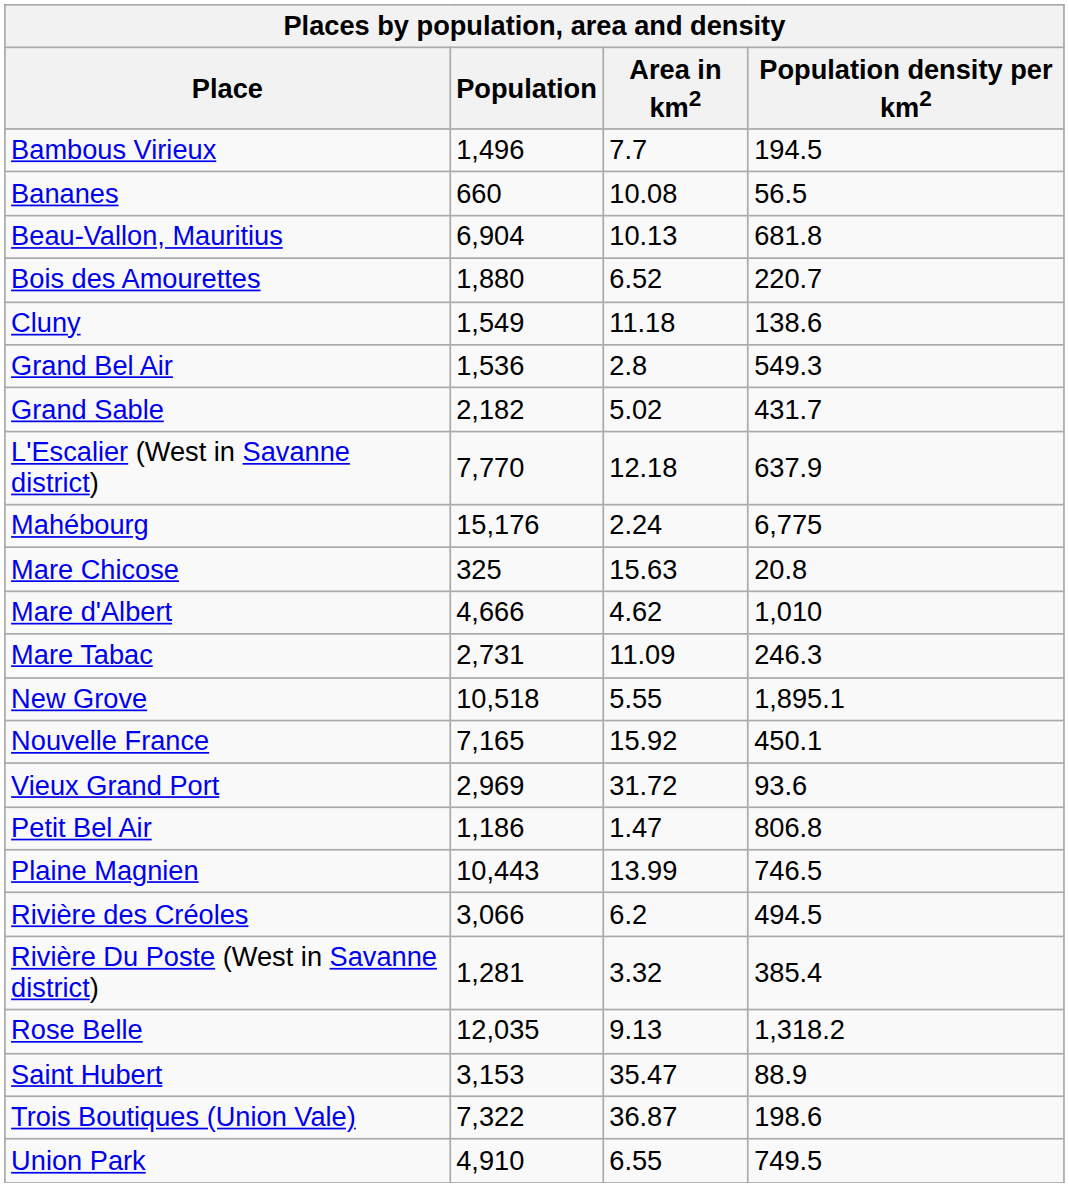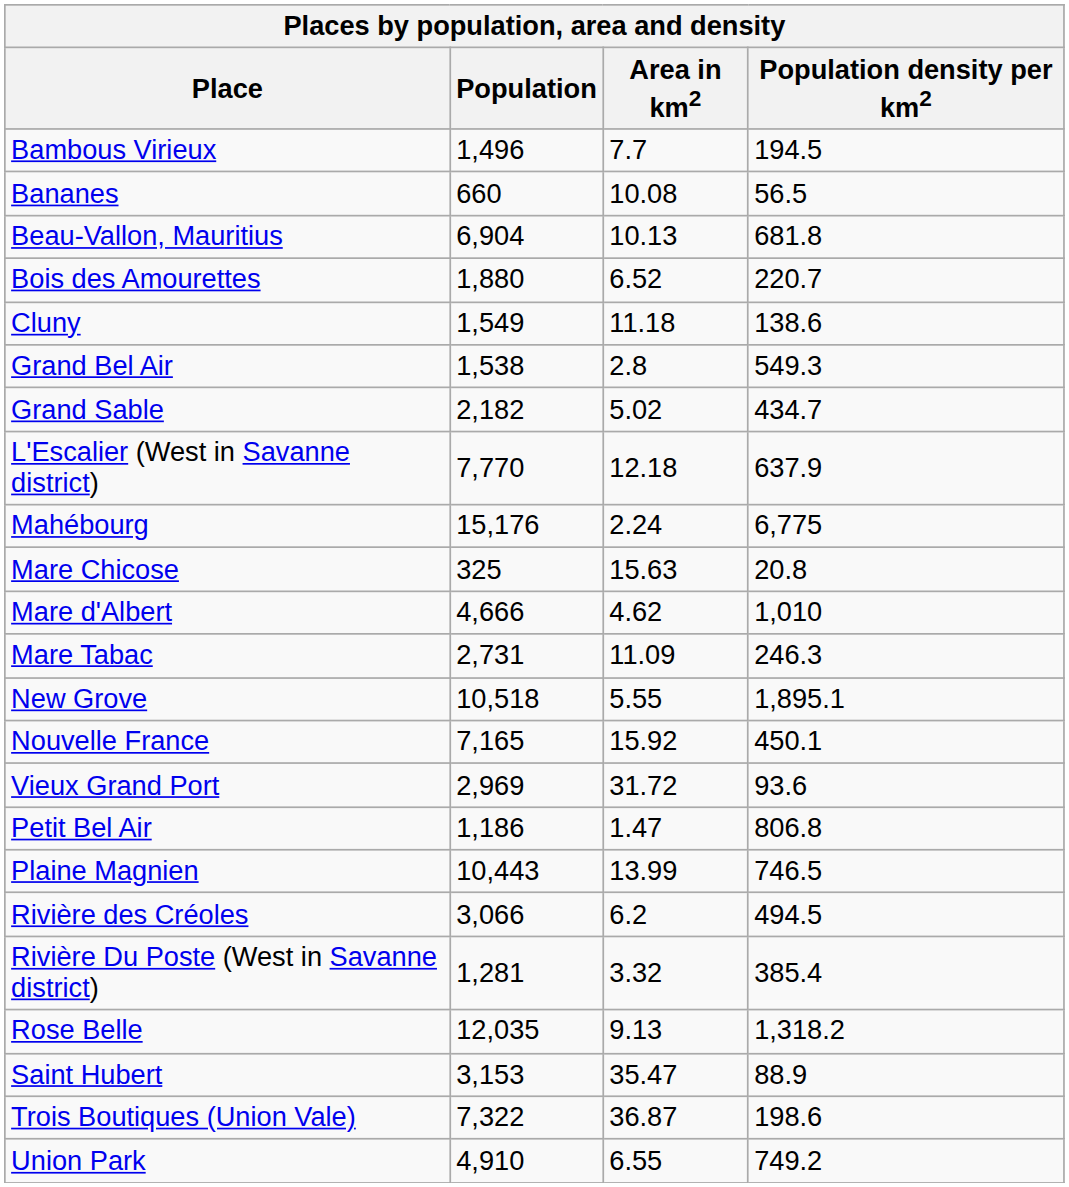(490, 365) 1,536 -> (490, 365) 1,538
(788, 409) 431.7 -> (788, 409) 434.7
(788, 1160) 749.5 -> (788, 1160) 749.2
